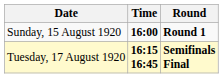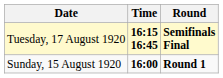rows swapped: (64, 32) <-> (66, 57)
